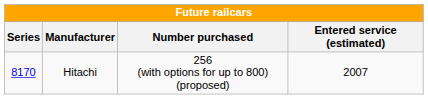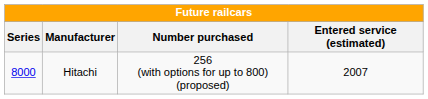(23, 73) 8170 -> (23, 73) 8000
